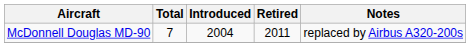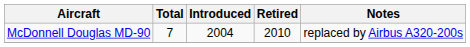(277, 33) 2011 -> (277, 33) 2010
